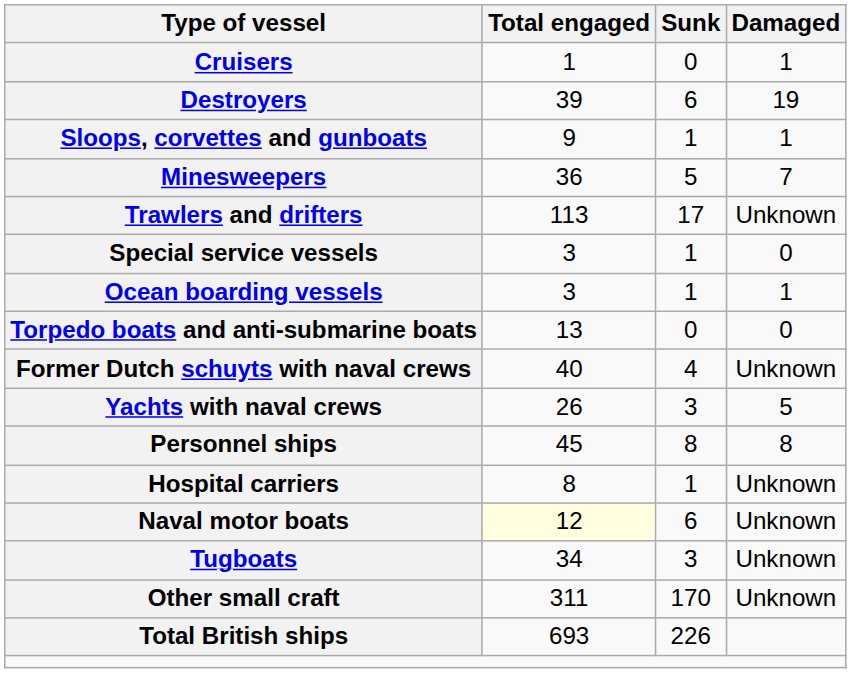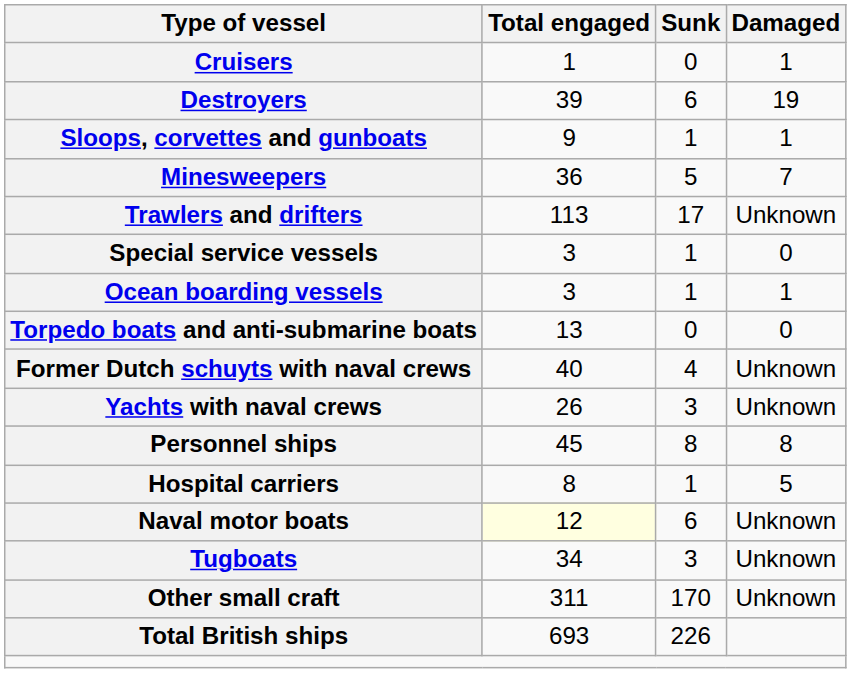(786, 406) 5 -> (786, 406) Unknown
(786, 483) Unknown -> (786, 483) 5
